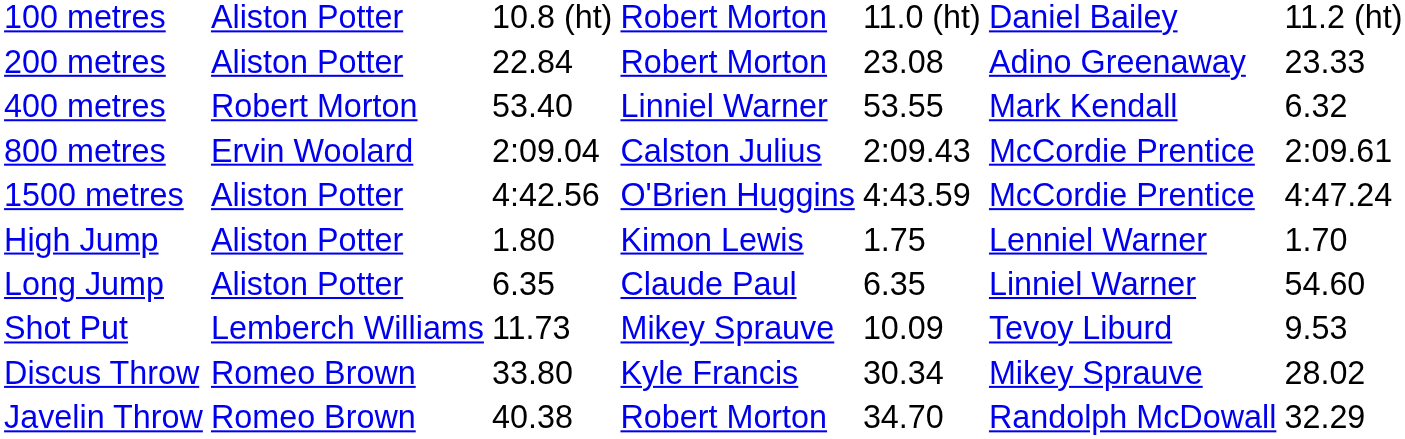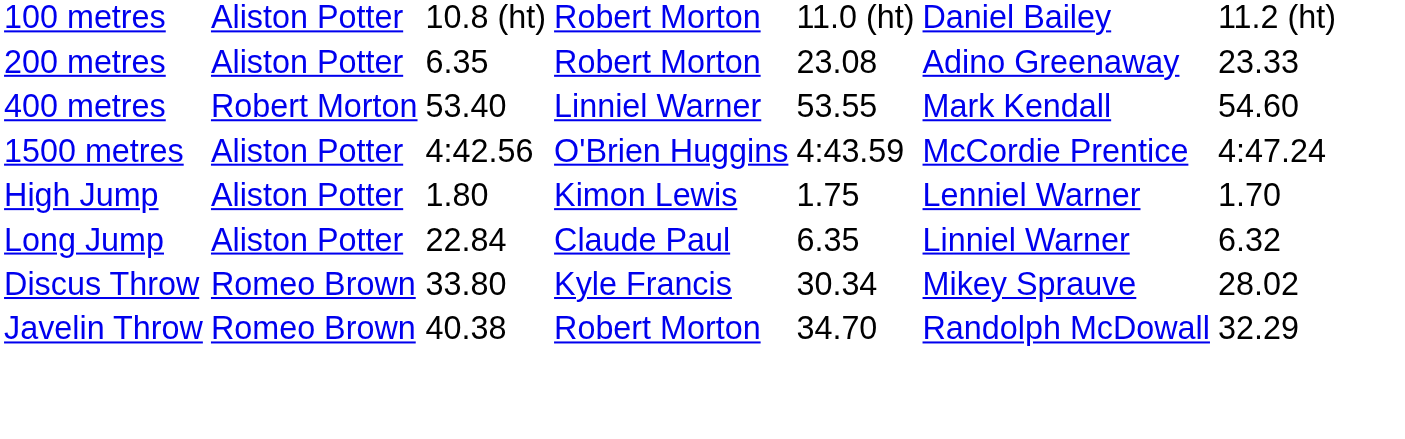(532, 62) 22.84 -> (457, 62) 6.35
(1316, 106) 6.32 -> (1258, 106) 54.60
- row: (85, 151)
(523, 284) 6.35 -> (466, 239) 22.84
(1325, 284) 54.60 -> (1250, 239) 6.32
- row: (66, 328)
